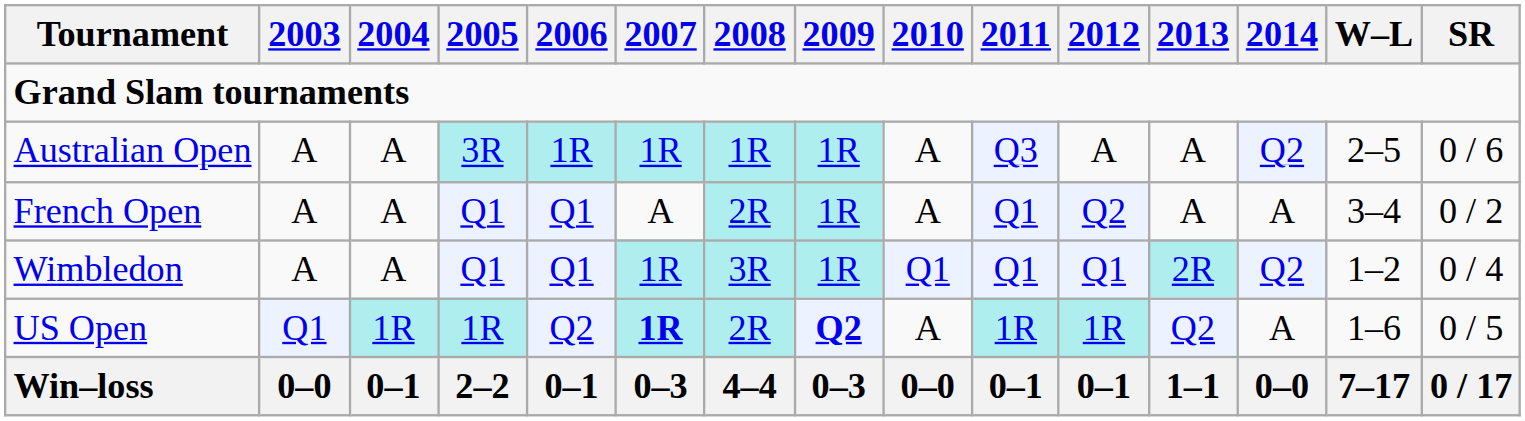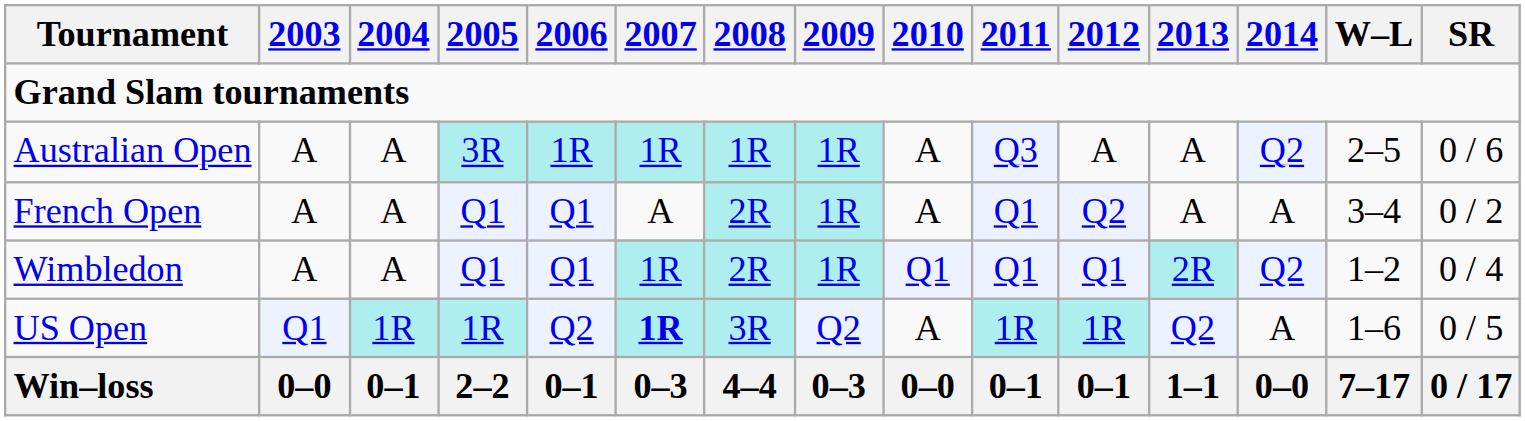(750, 268) 3R -> (750, 268) 2R
(750, 326) 2R -> (750, 326) 3R
(839, 326) bold -> (839, 326) normal
